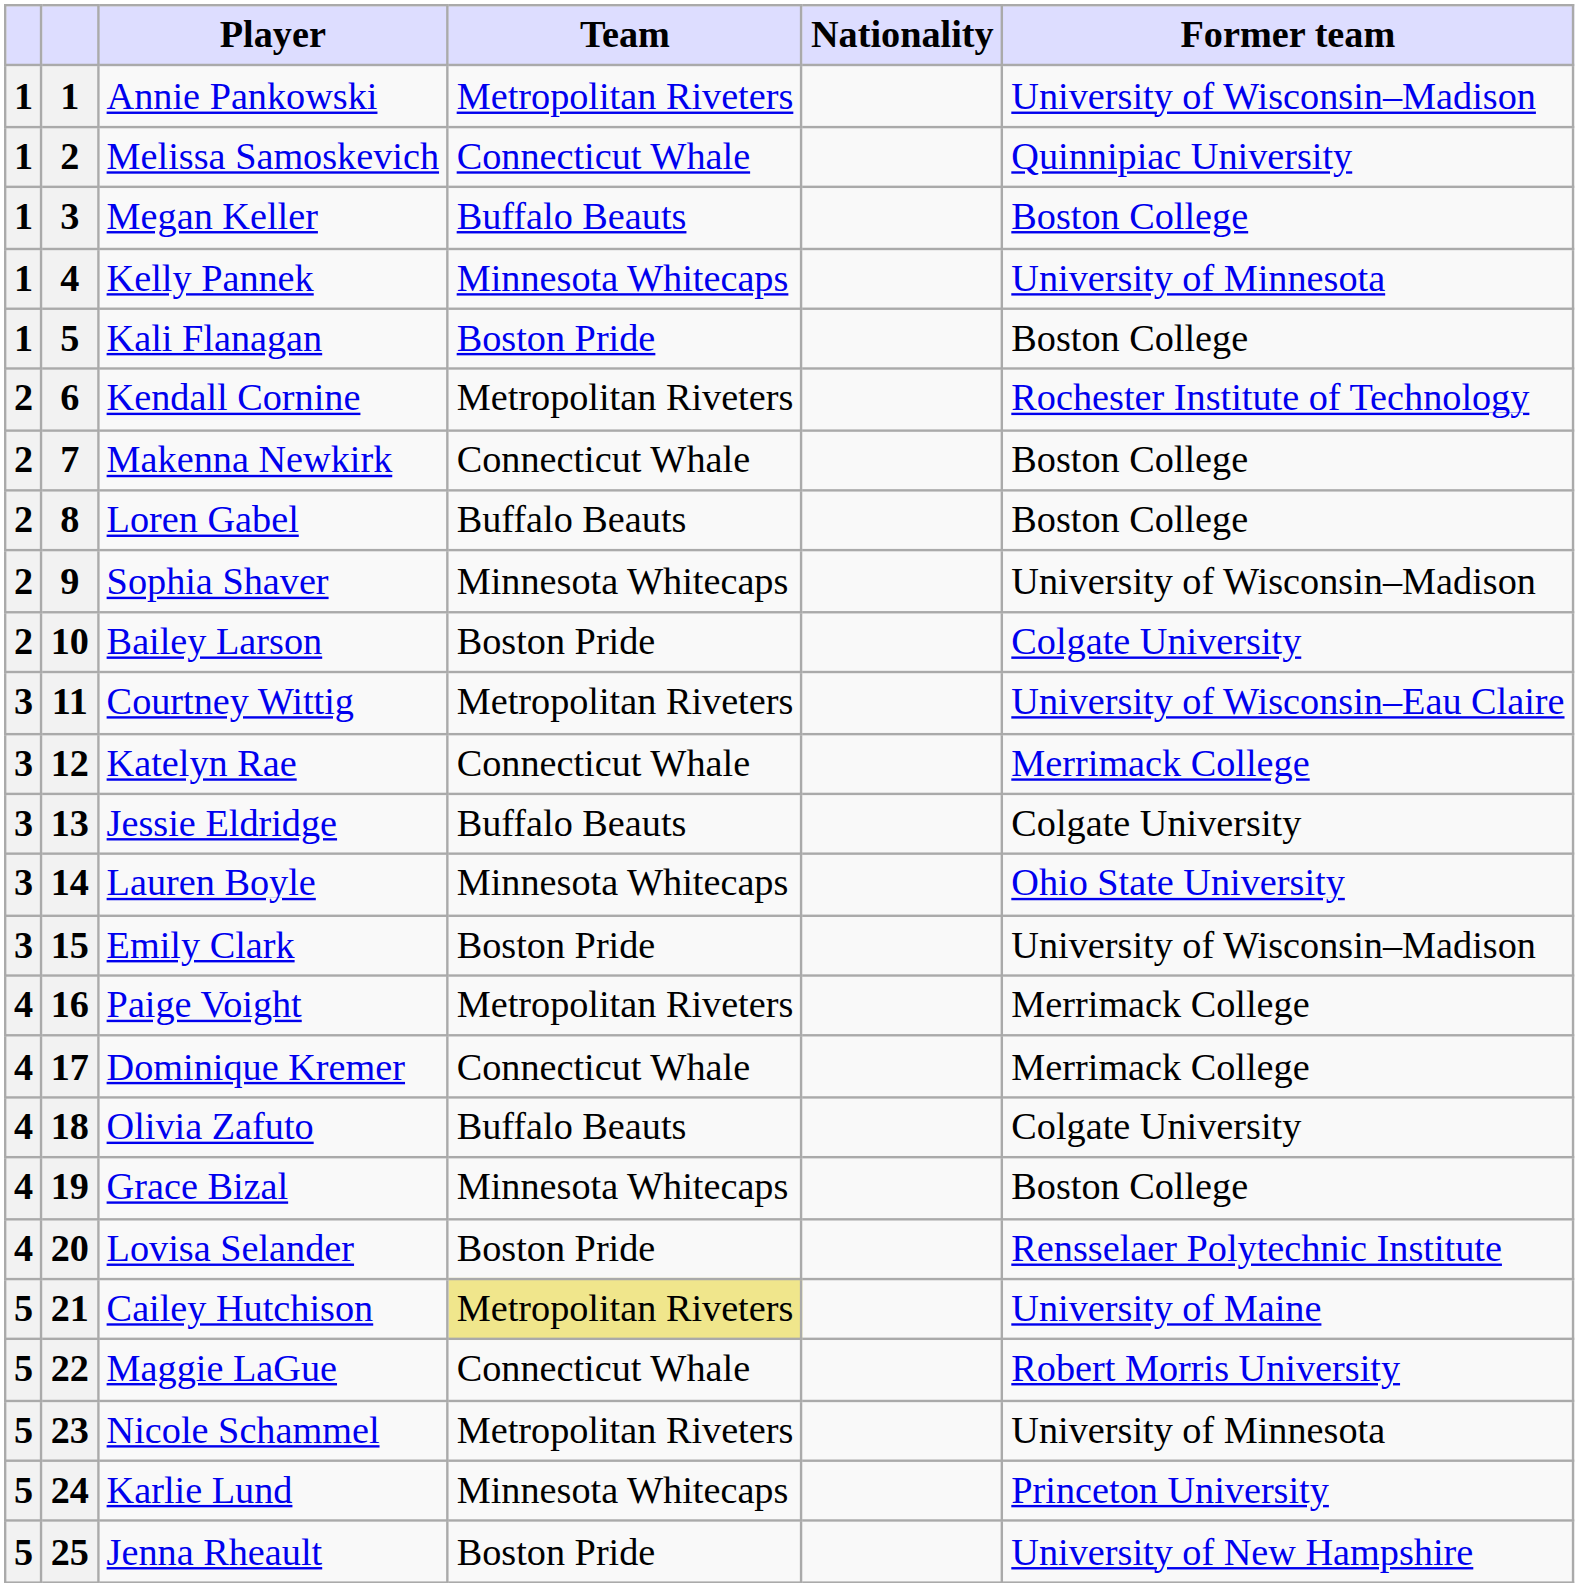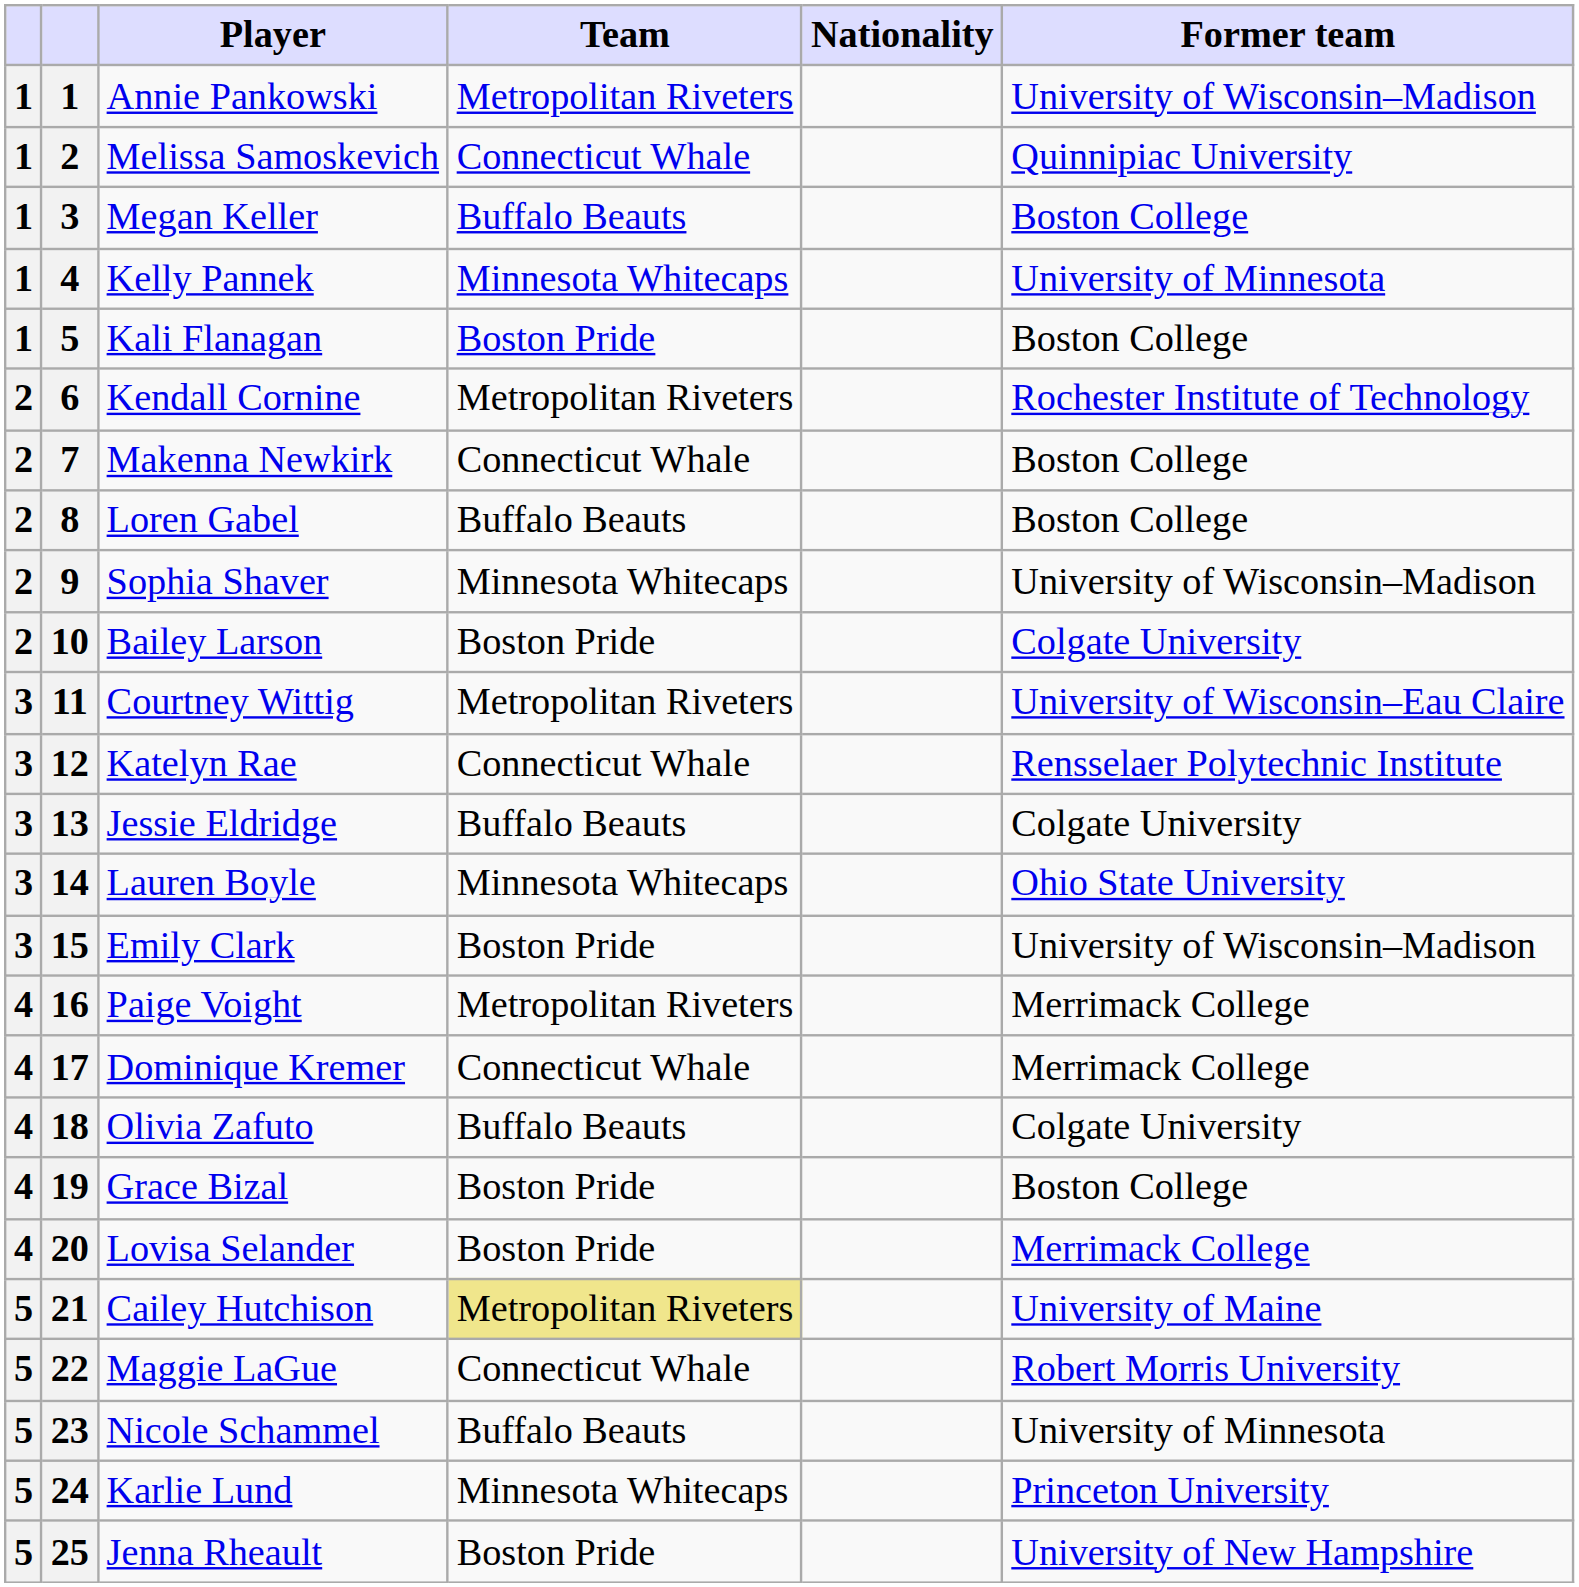(1160, 762) Merrimack College -> (1257, 762) Rensselaer Polytechnic Institute
(623, 1187) Minnesota Whitecaps -> (556, 1187) Boston Pride
(1257, 1247) Rensselaer Polytechnic Institute -> (1160, 1247) Merrimack College
(625, 1429) Metropolitan Riveters -> (572, 1429) Buffalo Beauts
